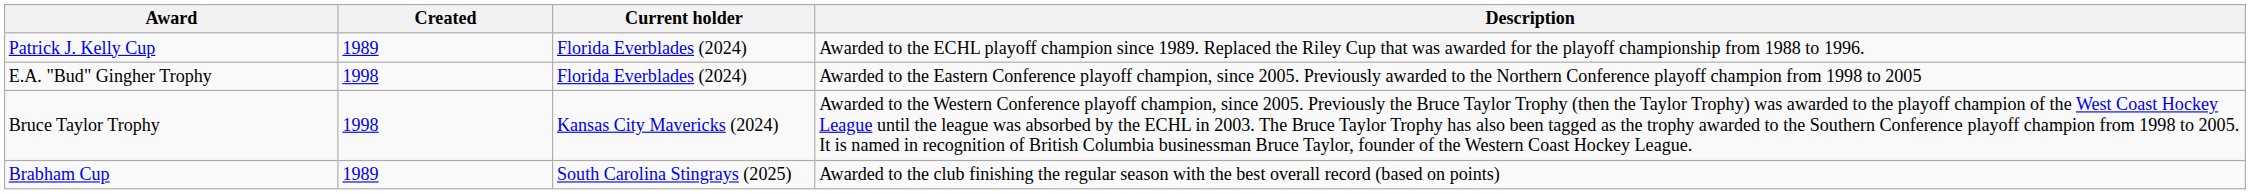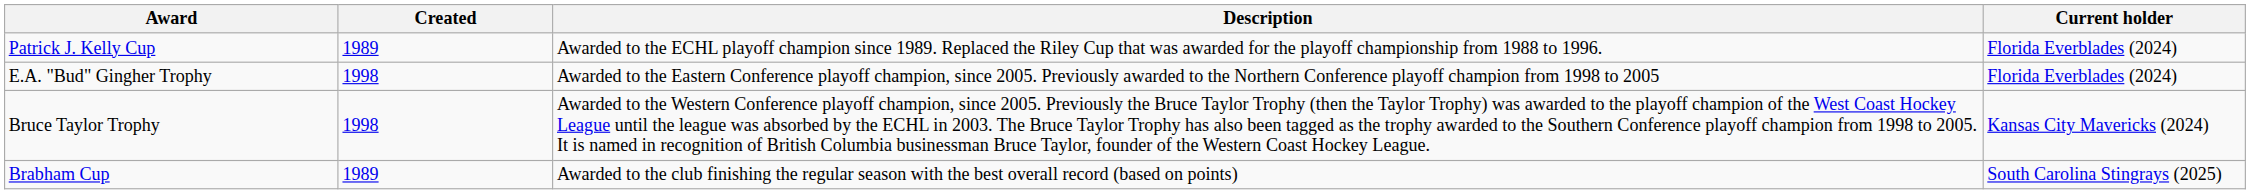columns swapped: (1530, 18) <-> (684, 18)
